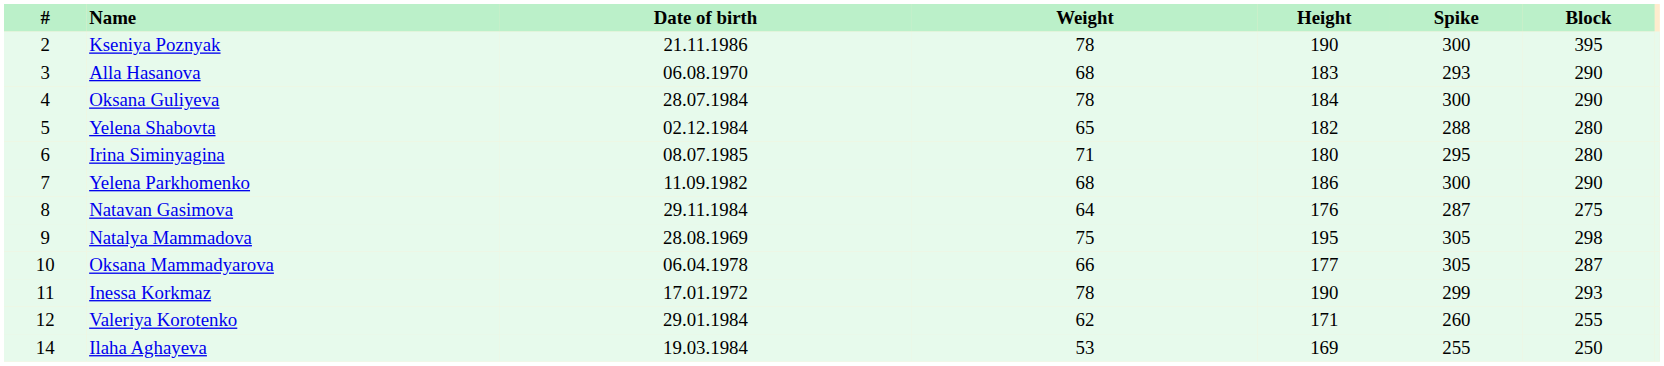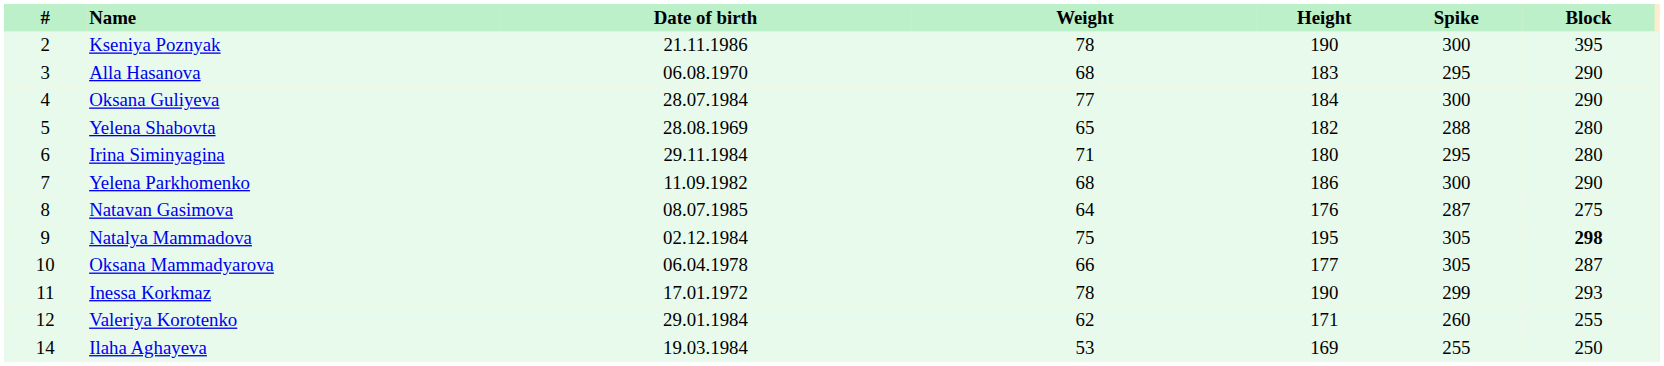(1456, 72) 293 -> (1456, 72) 295
(1085, 100) 78 -> (1085, 100) 77
(705, 127) 02.12.1984 -> (705, 127) 28.08.1969
(705, 155) 08.07.1985 -> (705, 155) 29.11.1984
(705, 210) 29.11.1984 -> (705, 210) 08.07.1985
(705, 237) 28.08.1969 -> (705, 237) 02.12.1984
(1589, 237) normal -> (1589, 237) bold
